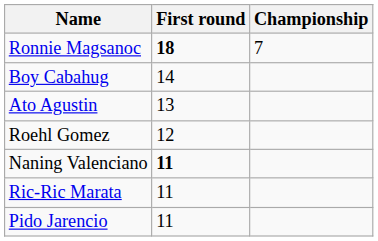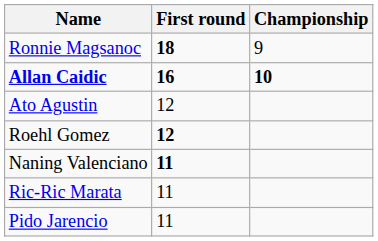(258, 47) 7 -> (258, 47) 9
+ row: (58, 76)
- row: (59, 76)
(165, 105) 13 -> (165, 105) 12
(165, 134) normal -> (165, 134) bold
